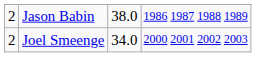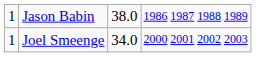(12, 16) 2 -> (12, 16) 1
(12, 39) 2 -> (12, 39) 1
